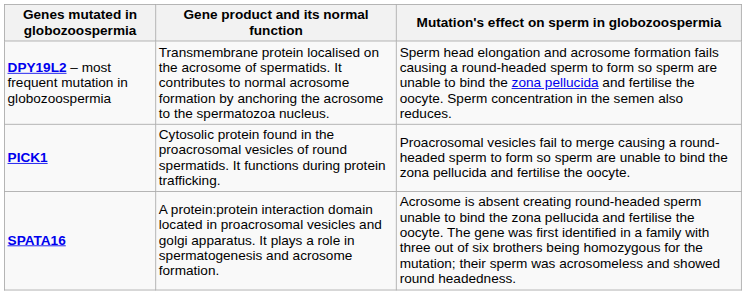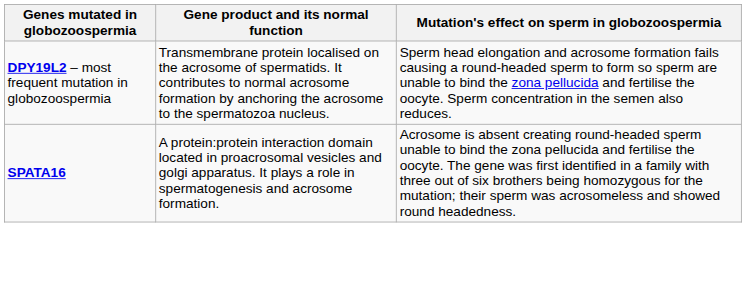- row: (28, 157)
